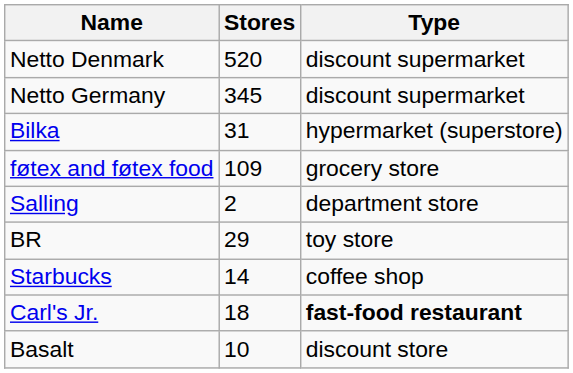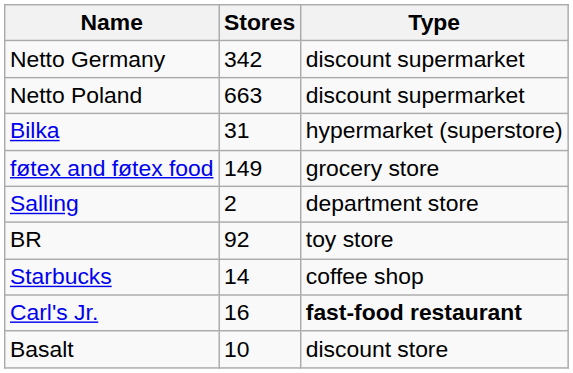- row: (87, 58)
(243, 95) 345 -> (243, 58) 342
+ row: (76, 95)
(243, 167) 109 -> (243, 167) 149
(237, 240) 29 -> (237, 240) 92
(237, 312) 18 -> (237, 312) 16
